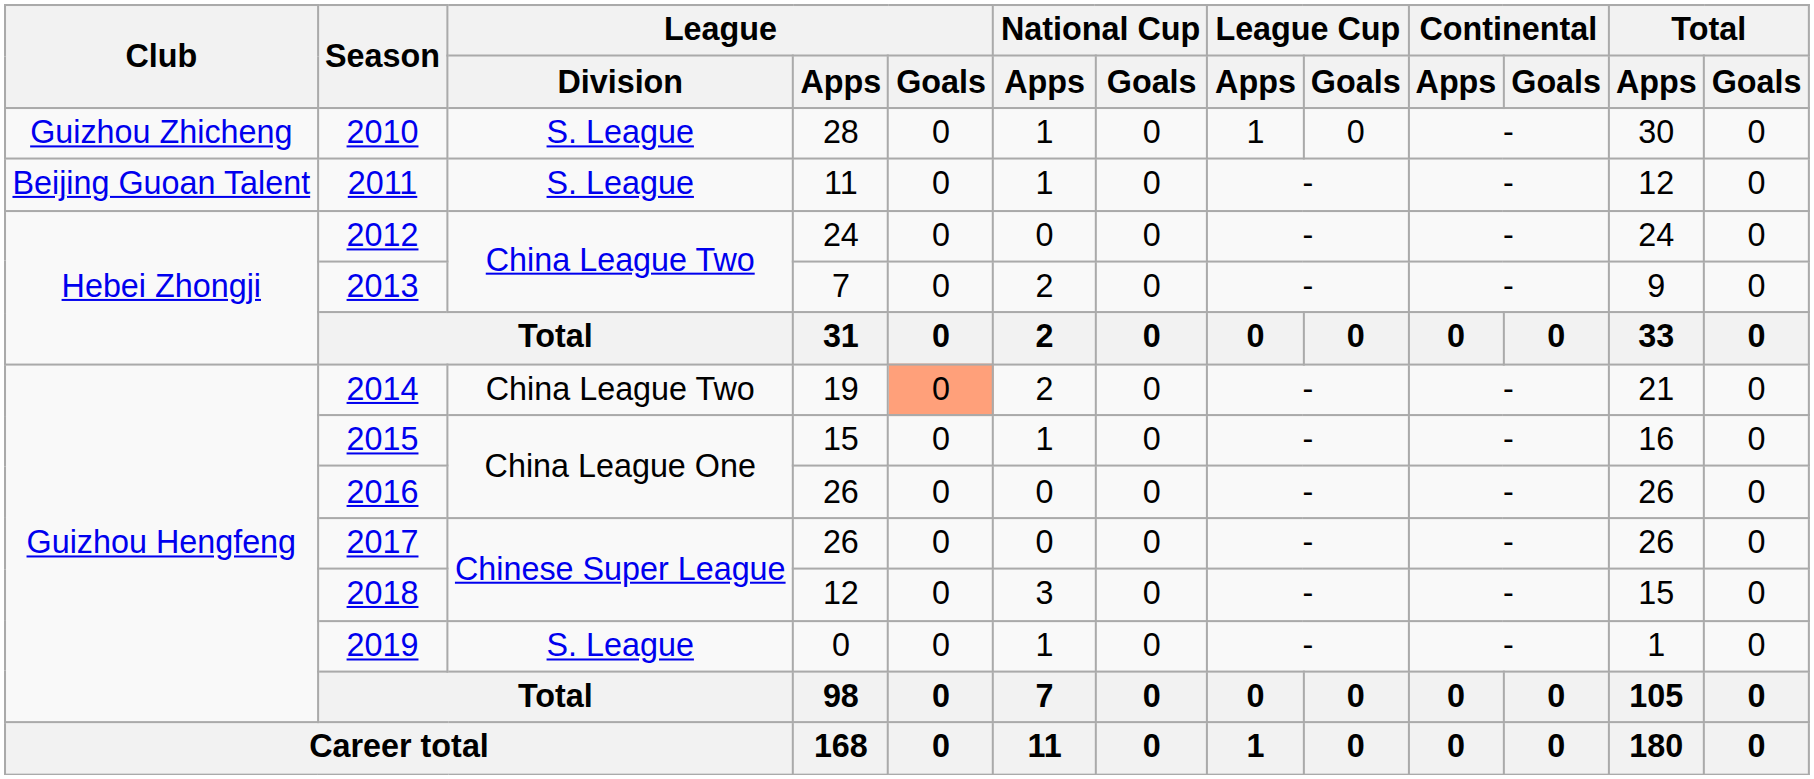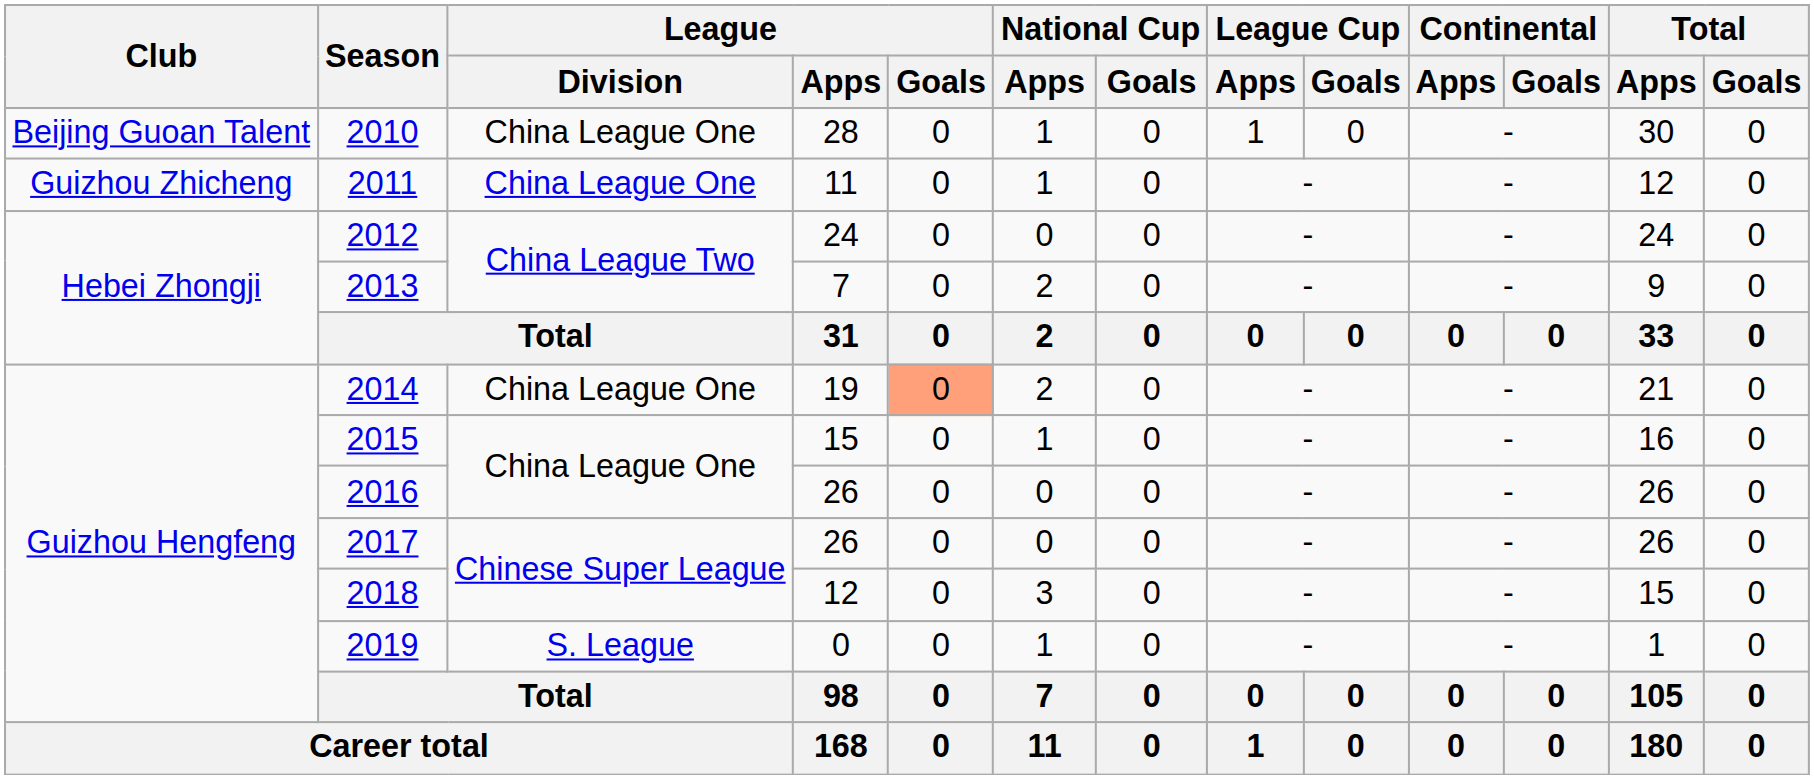(161, 132) Guizhou Zhicheng -> (161, 132) Beijing Guoan Talent
(620, 132) S. League -> (620, 132) China League One
(161, 183) Beijing Guoan Talent -> (161, 183) Guizhou Zhicheng
(620, 183) S. League -> (620, 183) China League One
(620, 388) China League Two -> (620, 388) China League One
